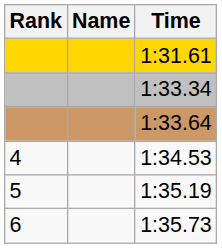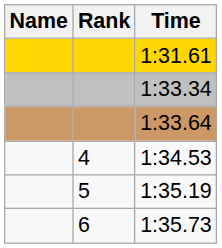columns swapped: (36, 21) <-> (101, 21)
